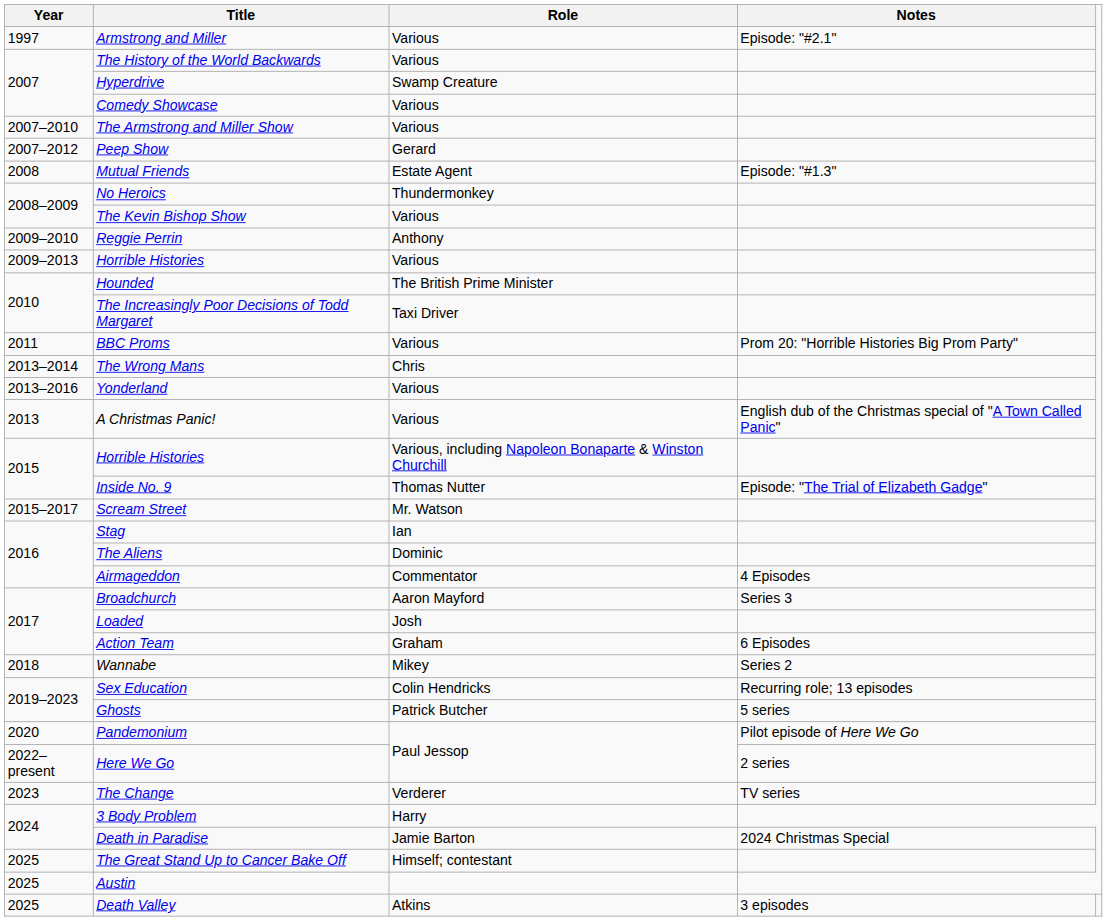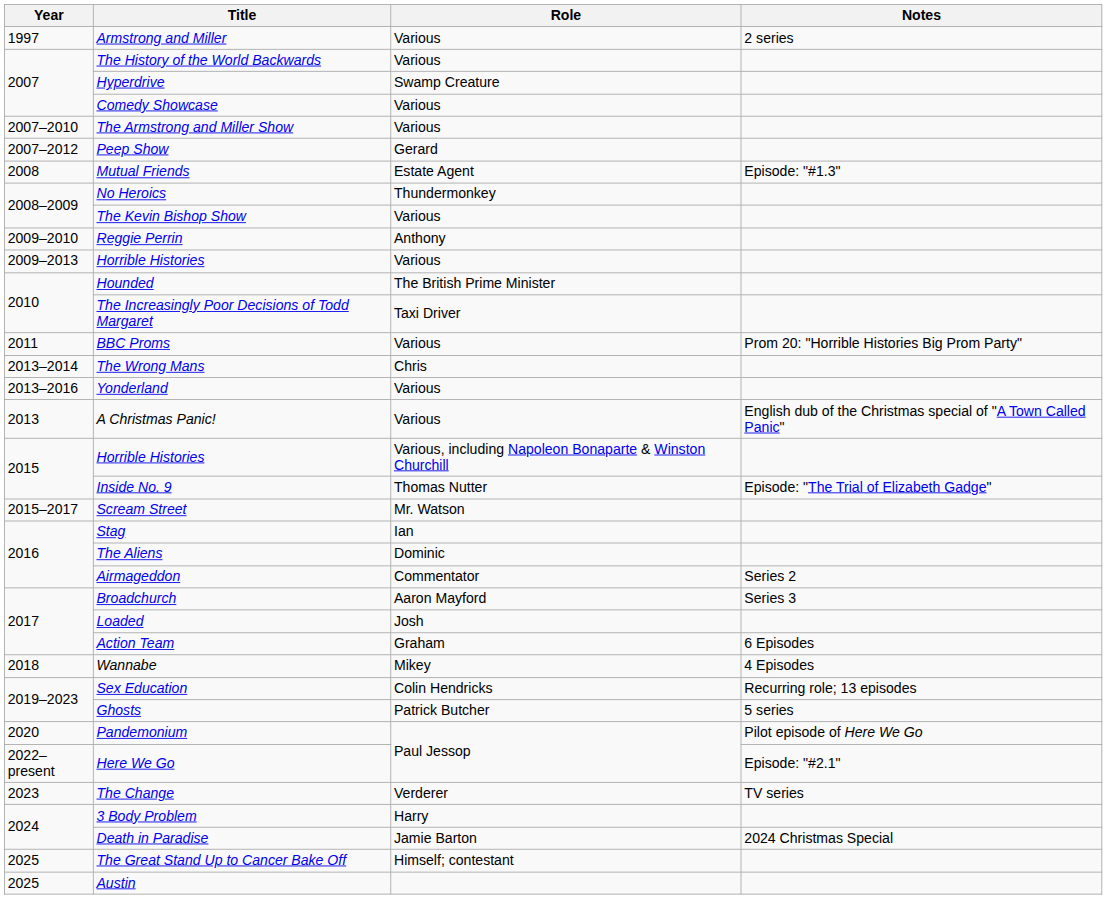(788, 37) Episode: "#2.1" -> (769, 37) 2 series
(775, 576) 4 Episodes -> (770, 576) Series 2
(766, 666) Series 2 -> (779, 666) 4 Episodes
(765, 763) 2 series -> (792, 763) Episode: "#2.1"
- row: (136, 905)
